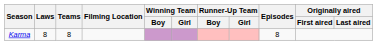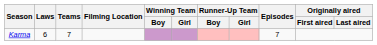(45, 34) 8 -> (45, 34) 6
(69, 34) 8 -> (69, 34) 7
(277, 34) 8 -> (277, 34) 7
